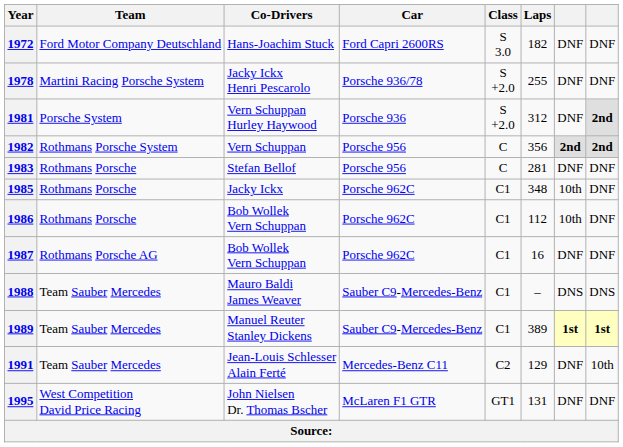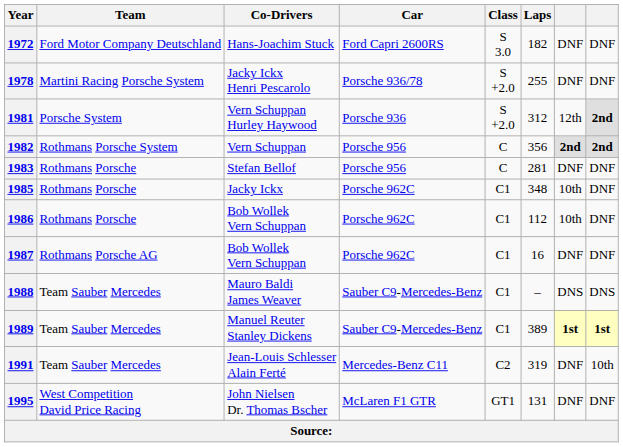(570, 117) DNF -> (570, 117) 12th
(538, 365) 129 -> (538, 365) 319
